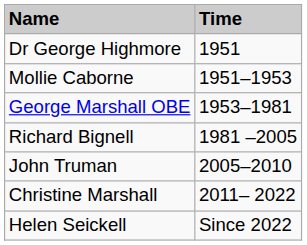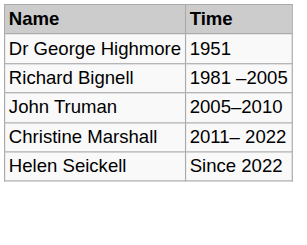- row: (71, 78)
- row: (100, 107)
